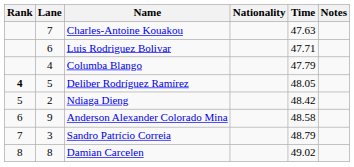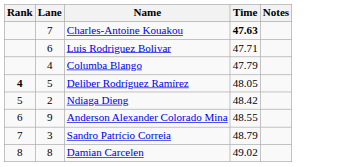- column: (259, 13)
(303, 30) normal -> (245, 30) bold
(303, 118) 48.58 -> (245, 118) 48.55
